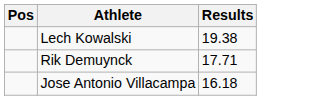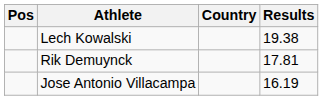+ column: (229, 15)
(220, 60) 17.71 -> (281, 60) 17.81
(220, 83) 16.18 -> (281, 83) 16.19
